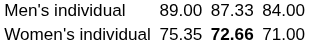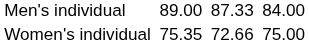(232, 34) bold -> (232, 34) normal
(284, 34) 71.00 -> (284, 34) 75.00
